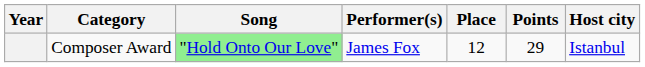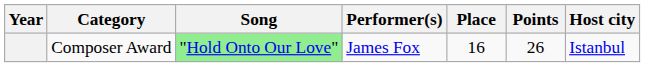(476, 47) 12 -> (476, 47) 16
(535, 47) 29 -> (535, 47) 26
